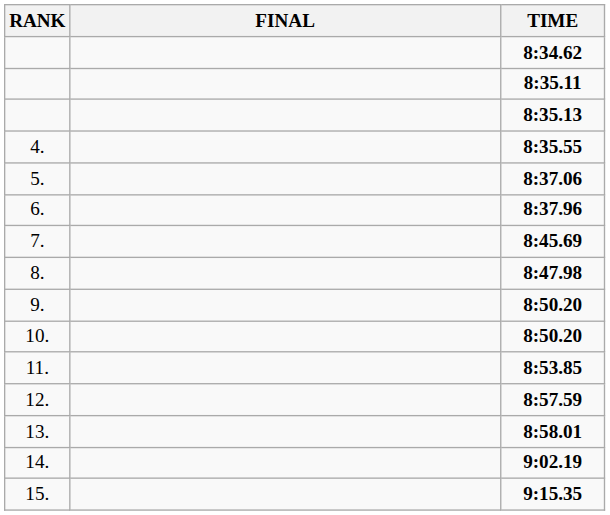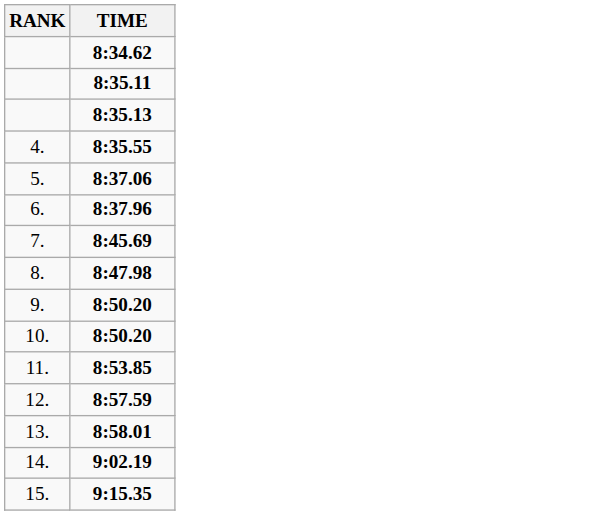- column: (285, 20)
